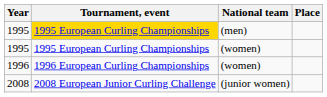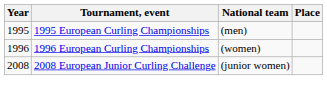(122, 30) gold background -> (122, 30) no background
- row: (18, 48)
